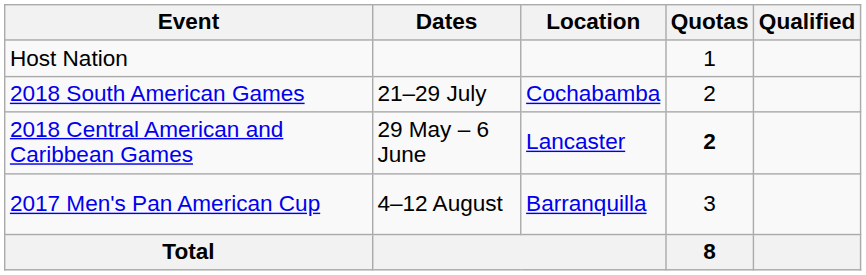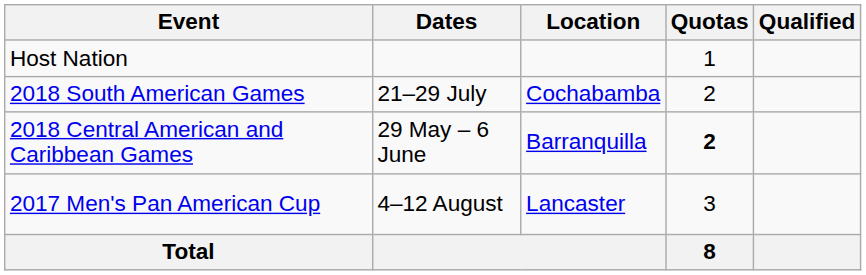(576, 142) Lancaster -> (586, 142) Barranquilla
(586, 203) Barranquilla -> (576, 203) Lancaster
